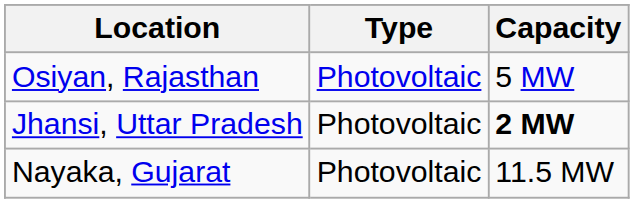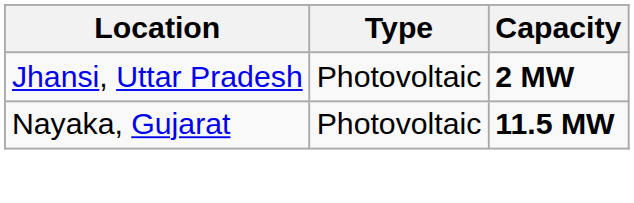- row: (135, 76)
(555, 172) normal -> (555, 124) bold
